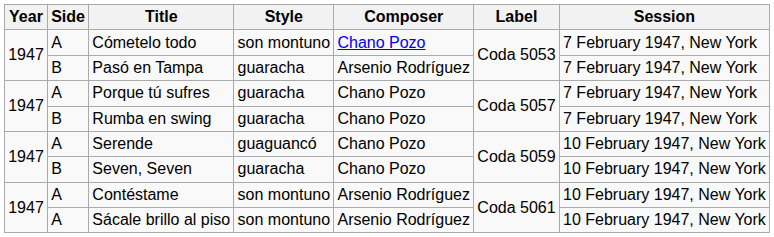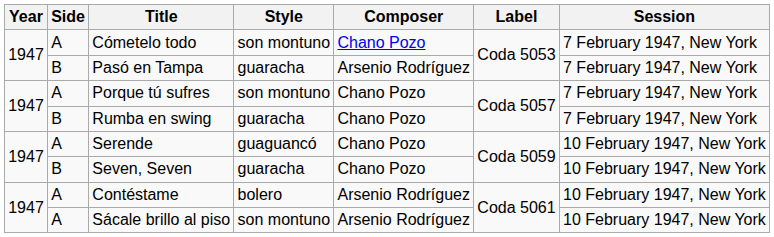(271, 93) guaracha -> (284, 93) son montuno
(284, 194) son montuno -> (260, 194) bolero
